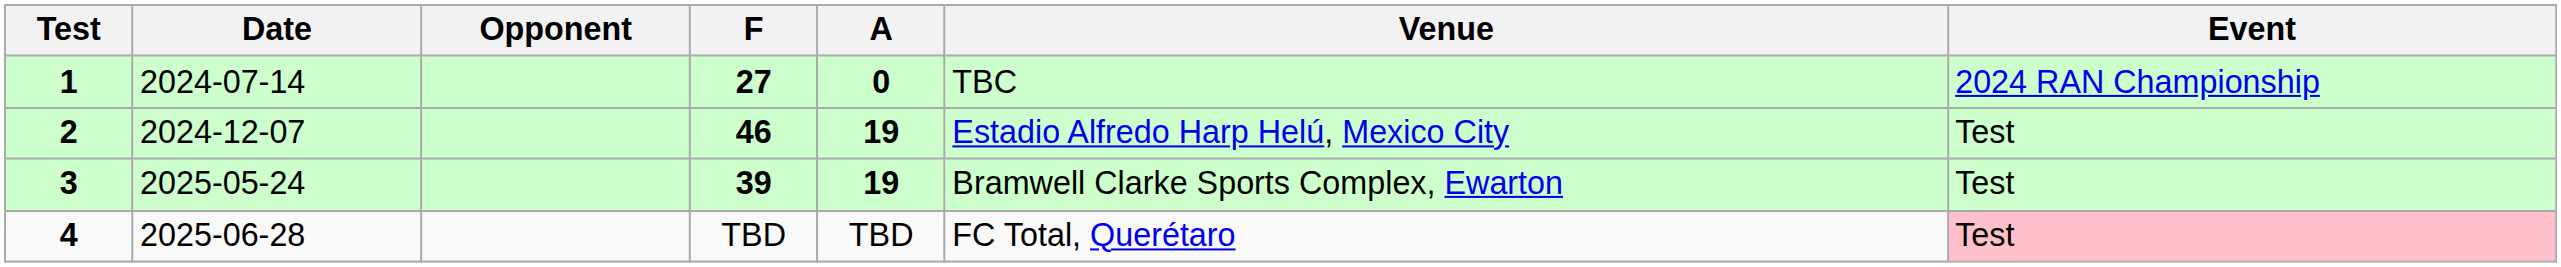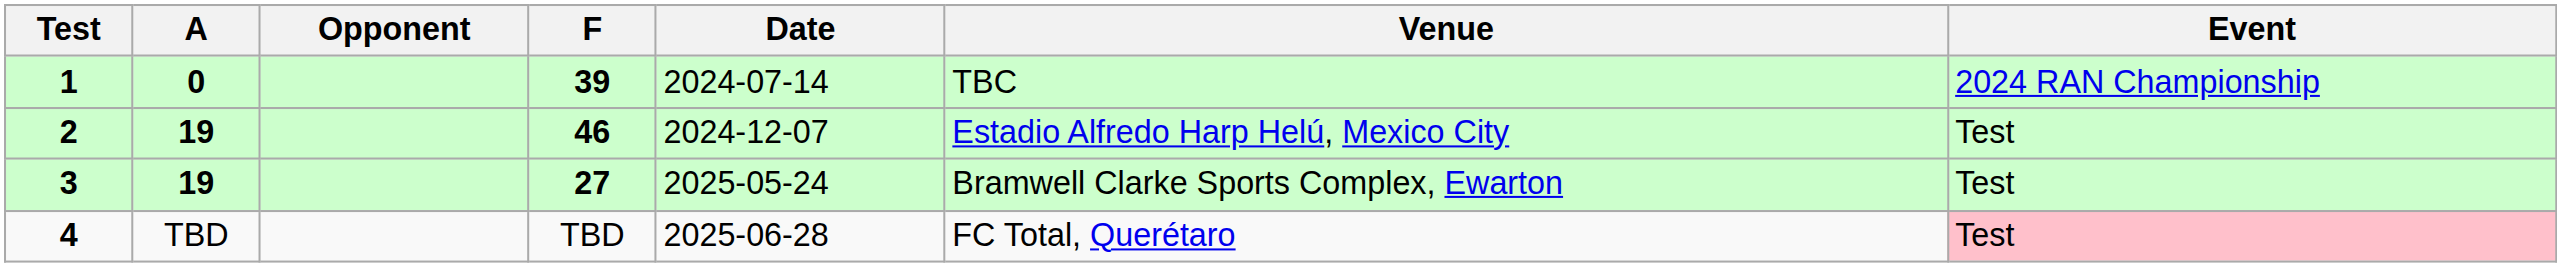columns swapped: (277, 30) <-> (881, 30)
(754, 81) 27 -> (592, 81) 39
(754, 183) 39 -> (592, 183) 27
